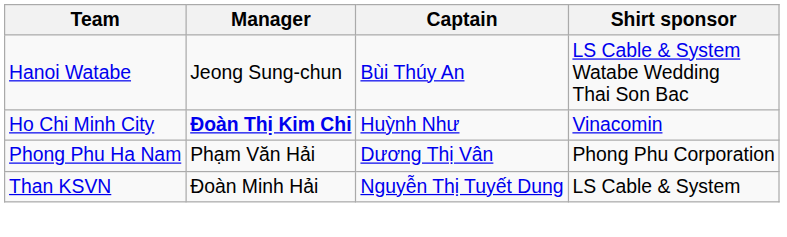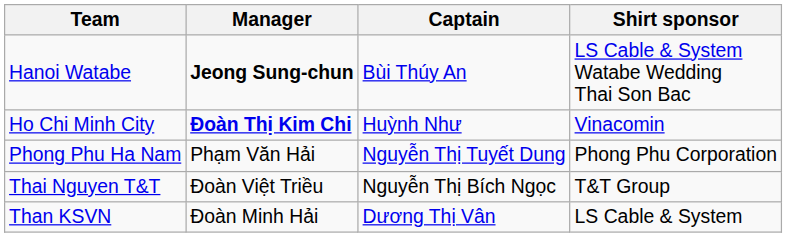(266, 72) normal -> (272, 72) bold
(427, 155) Dương Thị Vân -> (464, 155) Nguyễn Thị Tuyết Dung
+ row: (85, 186)
(462, 186) Nguyễn Thị Tuyết Dung -> (429, 216) Dương Thị Vân
